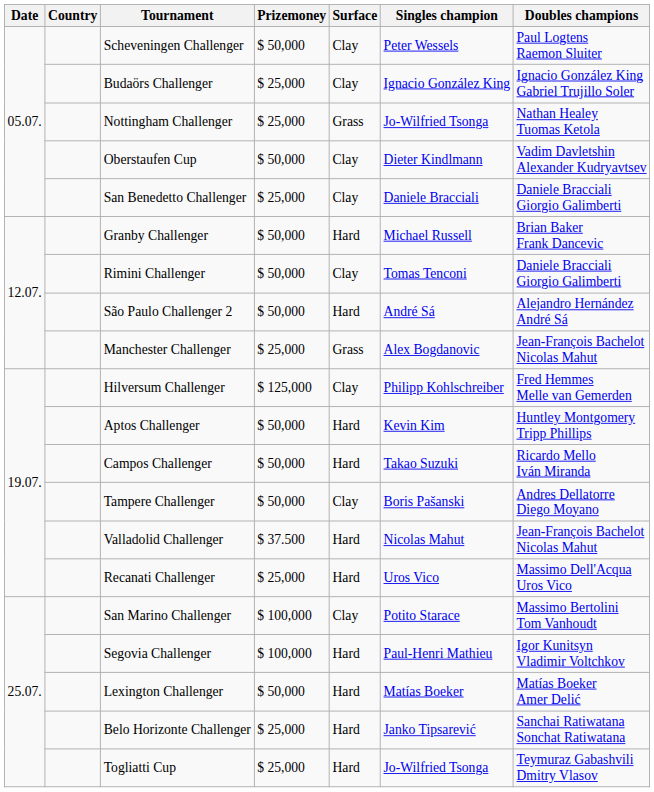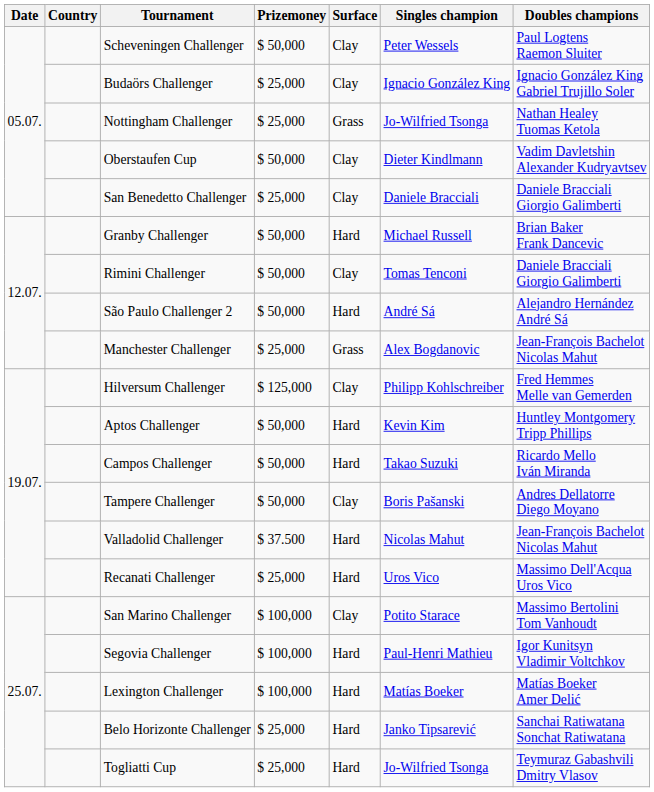(281, 691) $ 50,000 -> (284, 691) $ 100,000
